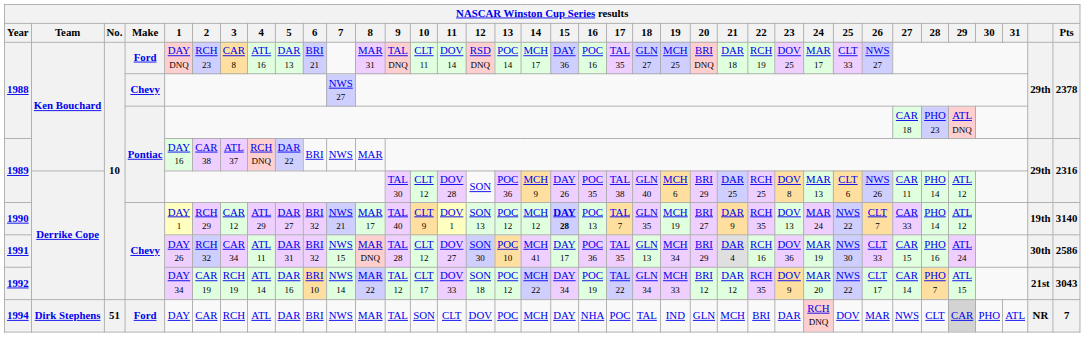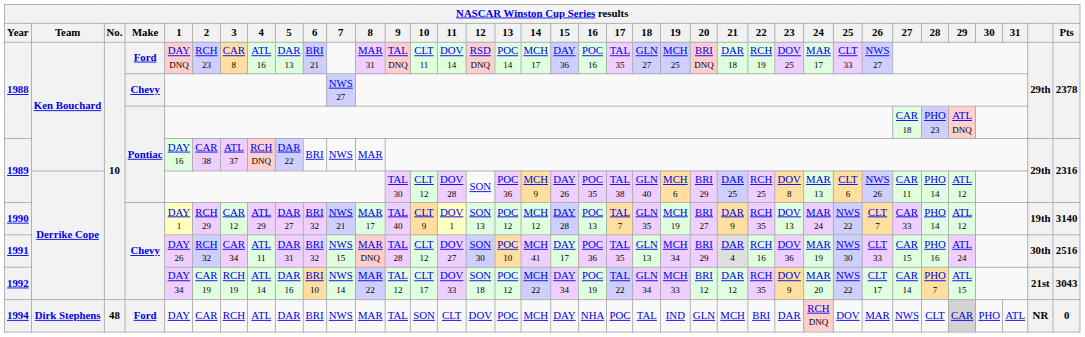(564, 219) bold -> (564, 218) normal
(1067, 251) 2586 -> (1067, 251) 2516
(115, 315) 51 -> (115, 315) 48
(1067, 315) 7 -> (1067, 315) 0
